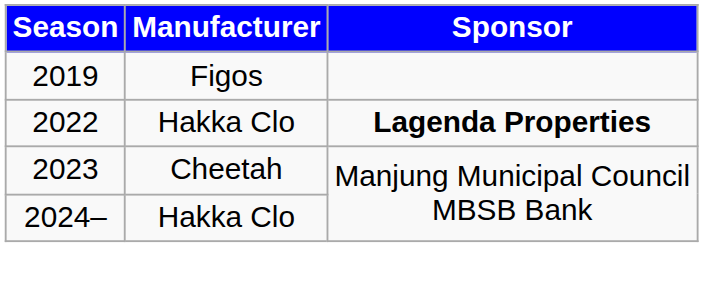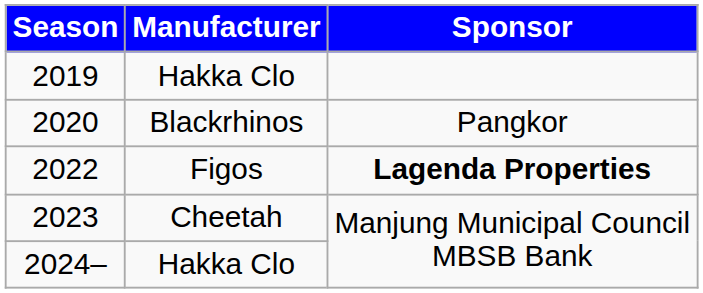(226, 75) Figos -> (226, 75) Hakka Clo
+ row: (65, 122)
(226, 122) Hakka Clo -> (226, 169) Figos
